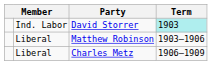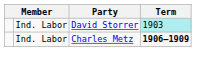- row: (113, 39)
(34, 53) Liberal -> (41, 39) Ind. Labor
(181, 53) normal -> (166, 39) bold
